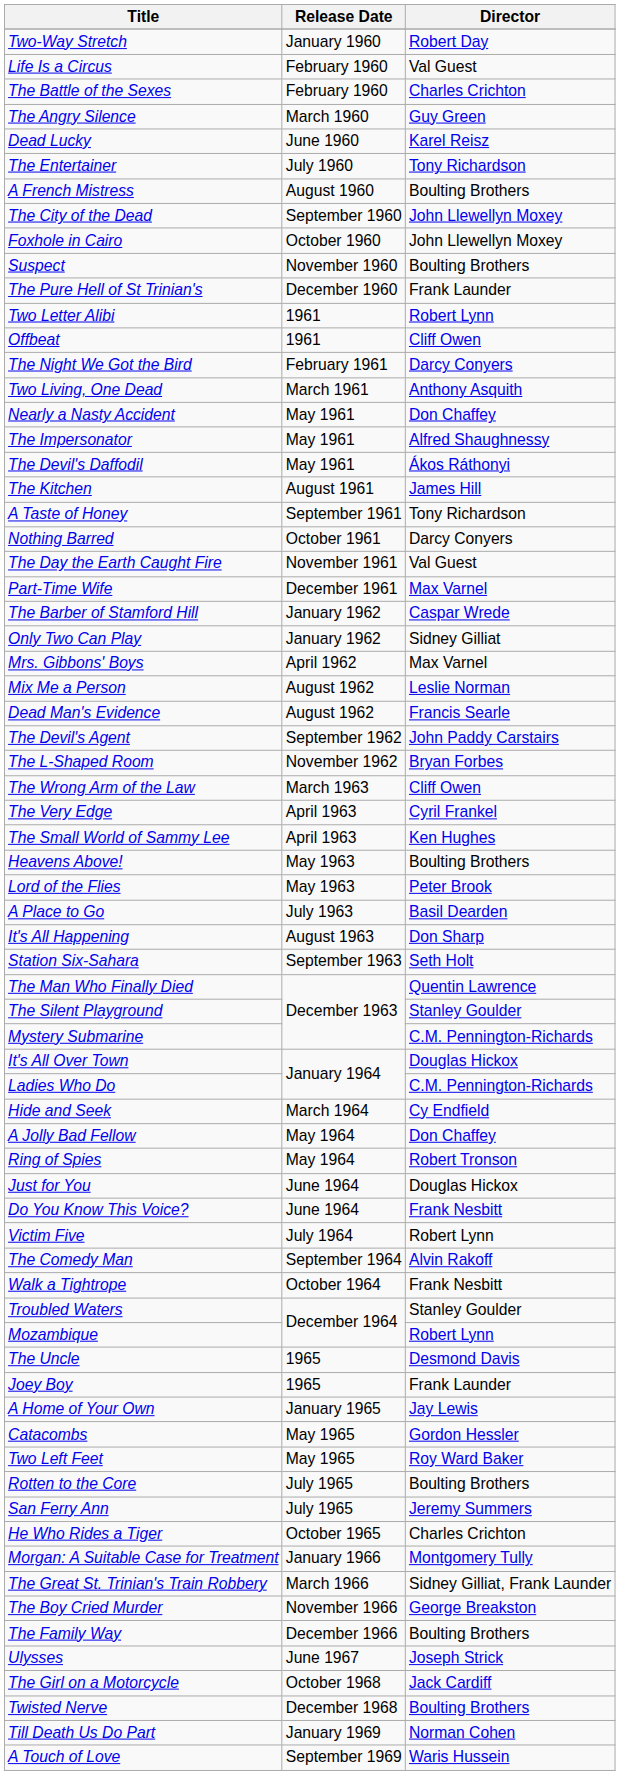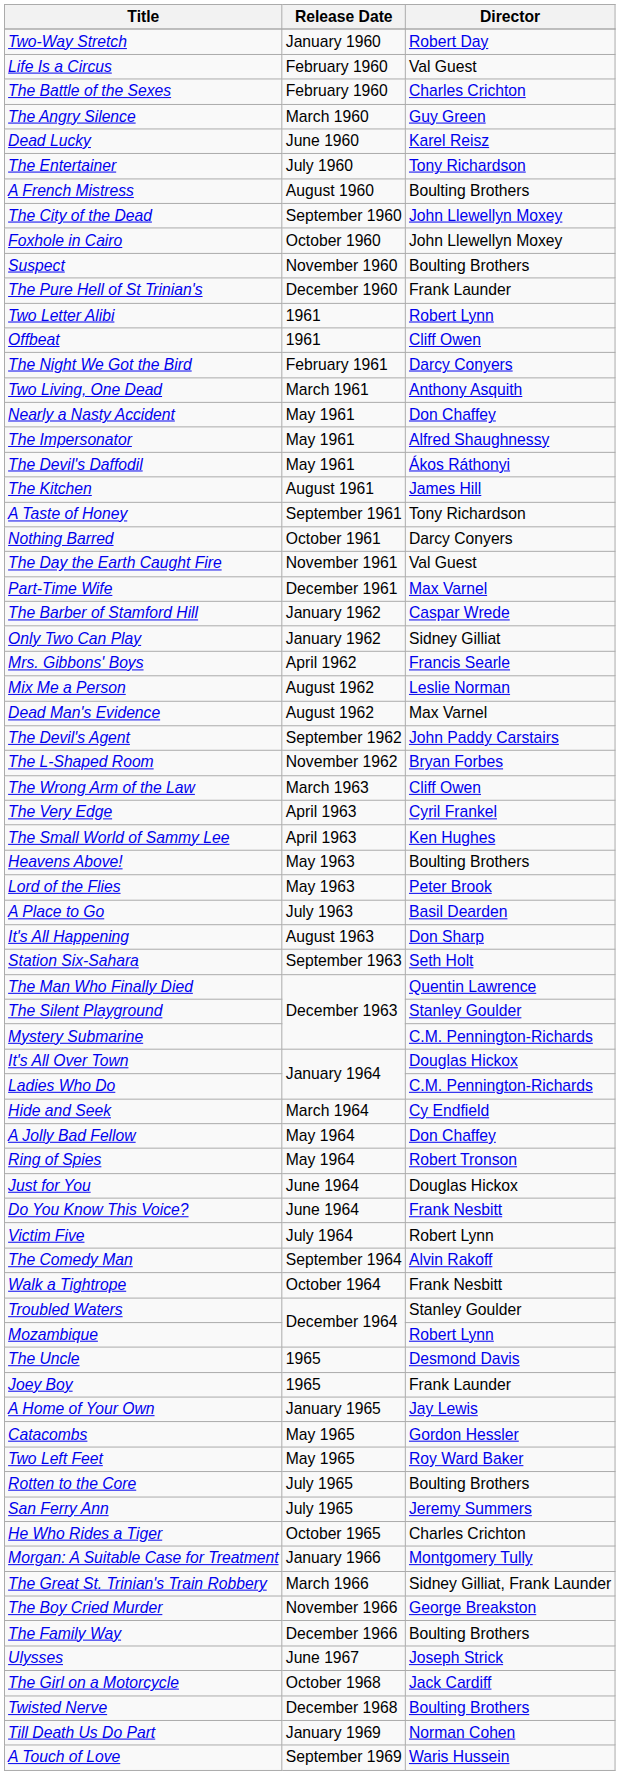(448, 663) Max Varnel -> (460, 663) Francis Searle
(460, 713) Francis Searle -> (448, 713) Max Varnel
